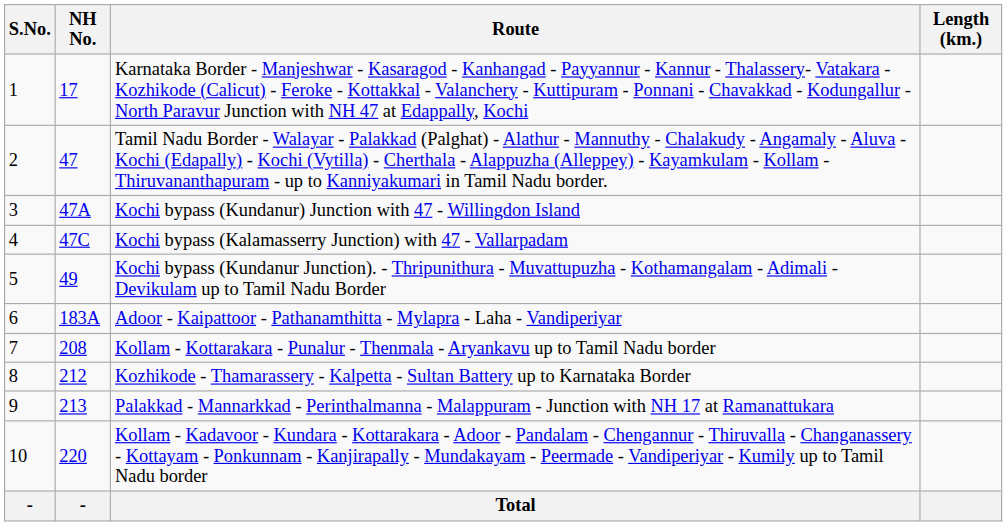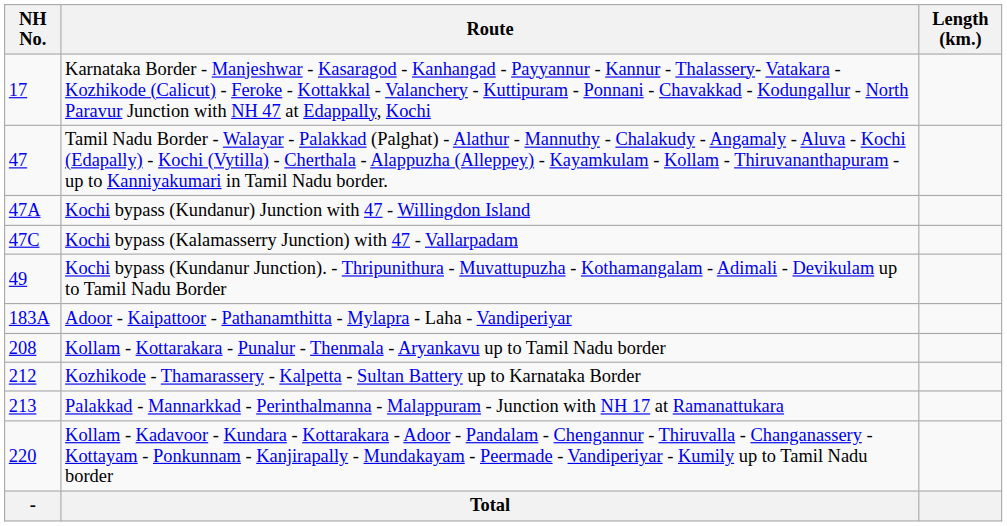- column: (30, 29)
